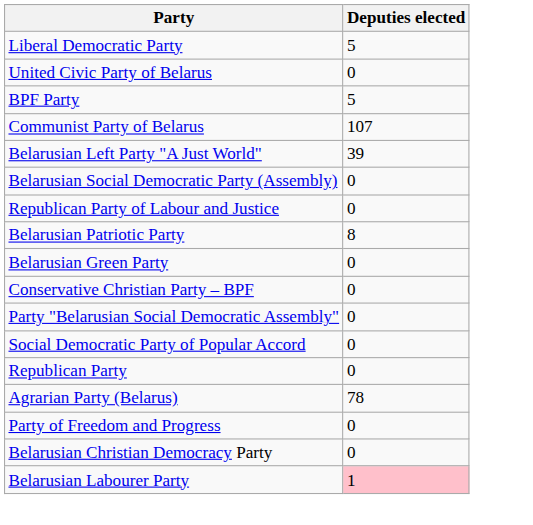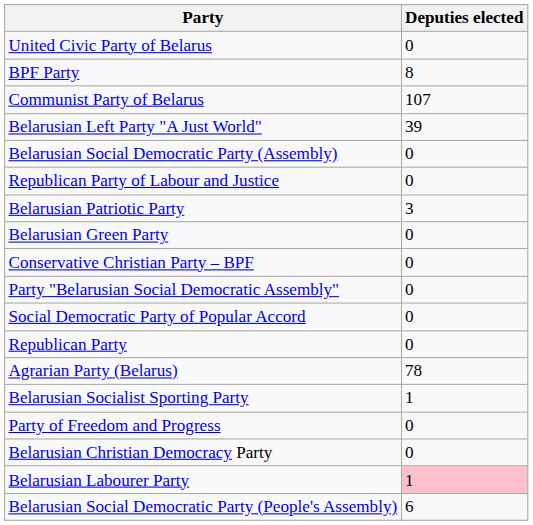- row: (95, 45)
(351, 99) 5 -> (409, 72) 8
(351, 235) 8 -> (409, 208) 3
+ row: (129, 398)
+ row: (203, 506)
